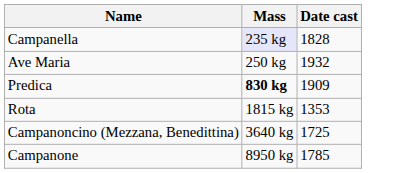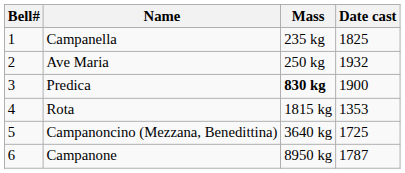+ column: (24, 16)
(266, 39) lavender background -> (304, 39) no background
(315, 39) 1828 -> (354, 39) 1825
(315, 86) 1909 -> (354, 86) 1900
(315, 156) 1785 -> (354, 156) 1787
